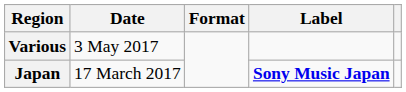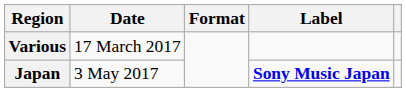(116, 45) 3 May 2017 -> (127, 45) 17 March 2017
(127, 73) 17 March 2017 -> (116, 73) 3 May 2017
